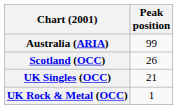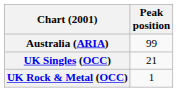- row: (67, 60)
